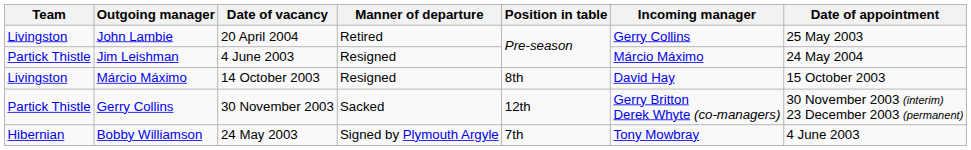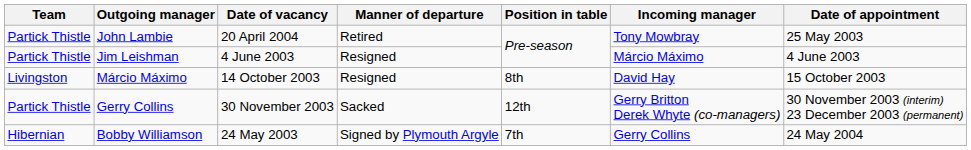(37, 36) Livingston -> (49, 36) Partick Thistle
(652, 36) Gerry Collins -> (656, 36) Tony Mowbray
(825, 57) 24 May 2004 -> (823, 57) 4 June 2003
(656, 135) Tony Mowbray -> (652, 135) Gerry Collins
(823, 135) 4 June 2003 -> (825, 135) 24 May 2004
